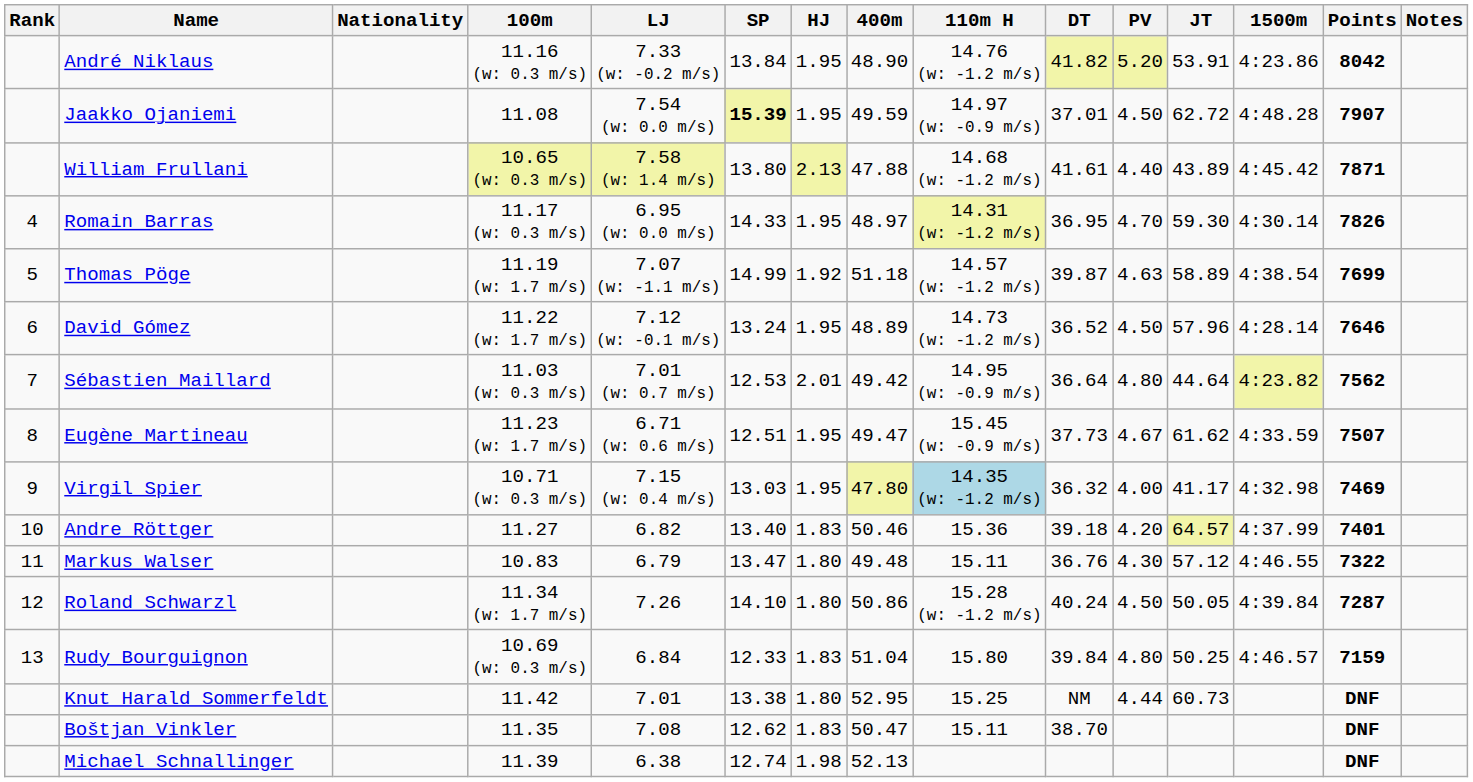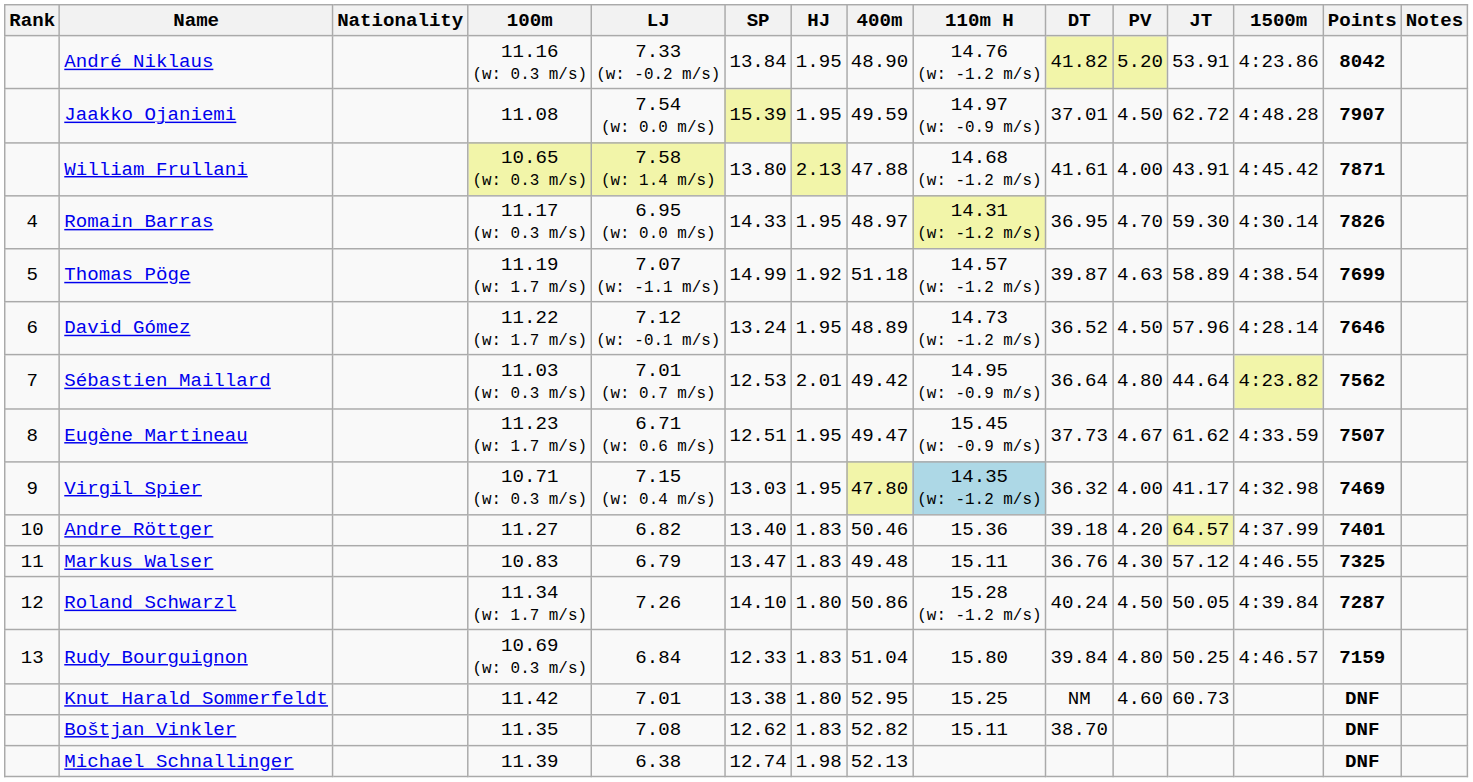(758, 116) bold -> (758, 116) normal
(1140, 169) 4.40 -> (1140, 169) 4.00
(1201, 169) 43.89 -> (1201, 169) 43.91
(819, 561) 1.80 -> (819, 561) 1.83
(1362, 561) 7322 -> (1362, 561) 7325
(1140, 699) 4.44 -> (1140, 699) 4.60
(880, 730) 50.47 -> (880, 730) 52.82
